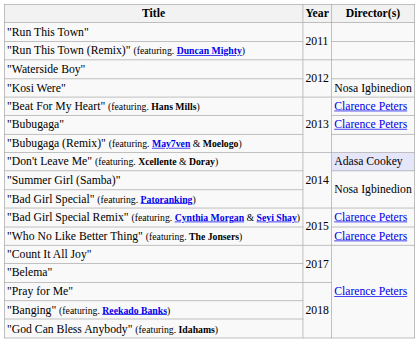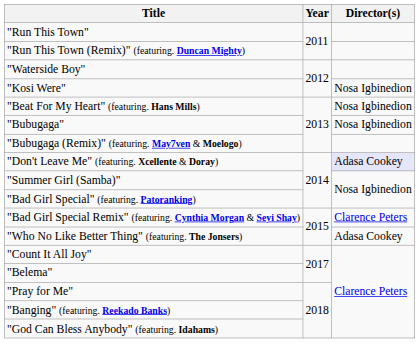(371, 106) Clarence Peters -> (373, 106) Nosa Igbinedion
(371, 124) Clarence Peters -> (373, 124) Nosa Igbinedion
(371, 236) Clarence Peters -> (368, 236) Adasa Cookey
